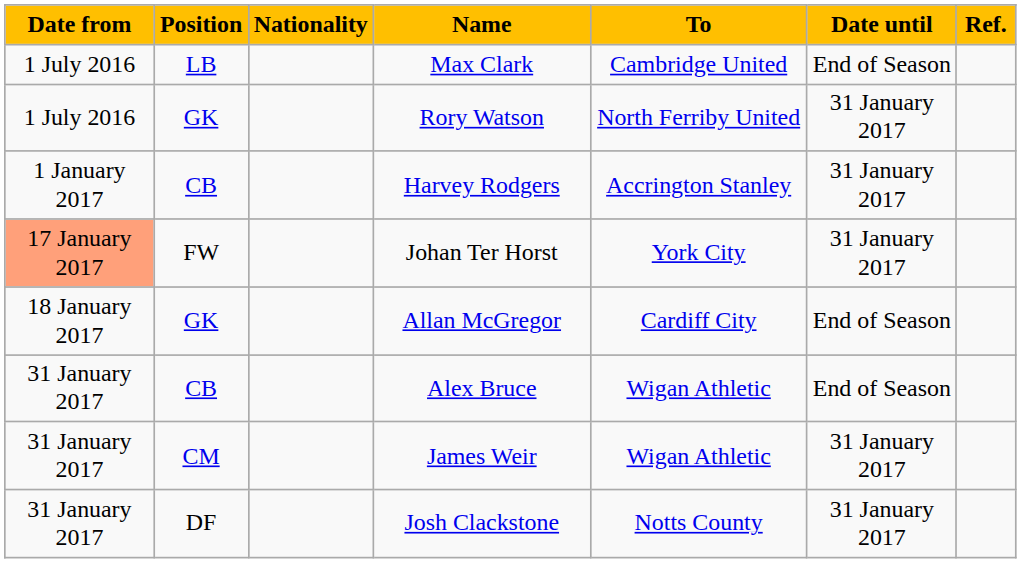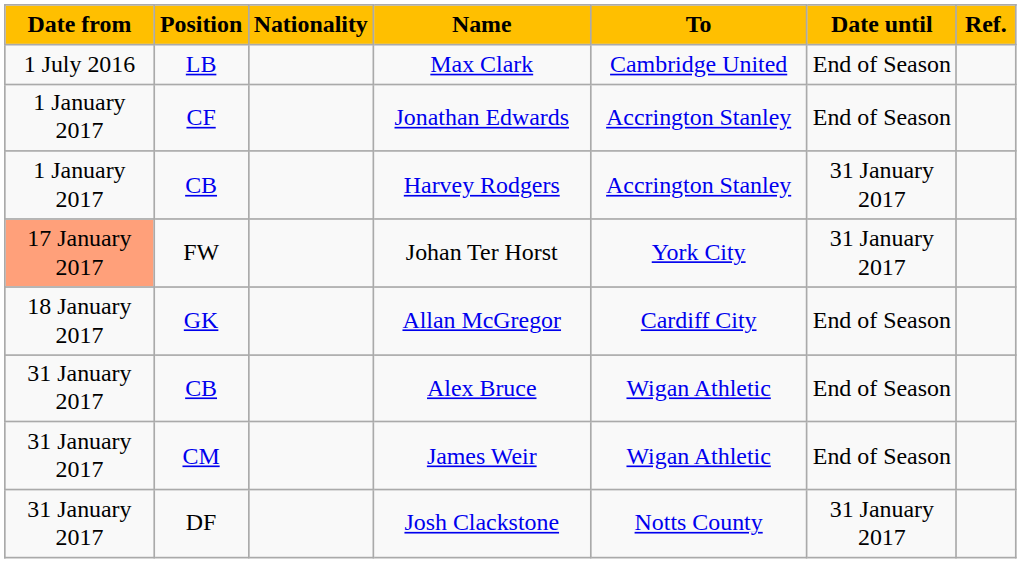- row: (482, 117)
+ row: (482, 117)
(882, 455) 31 January 2017 -> (882, 455) End of Season
